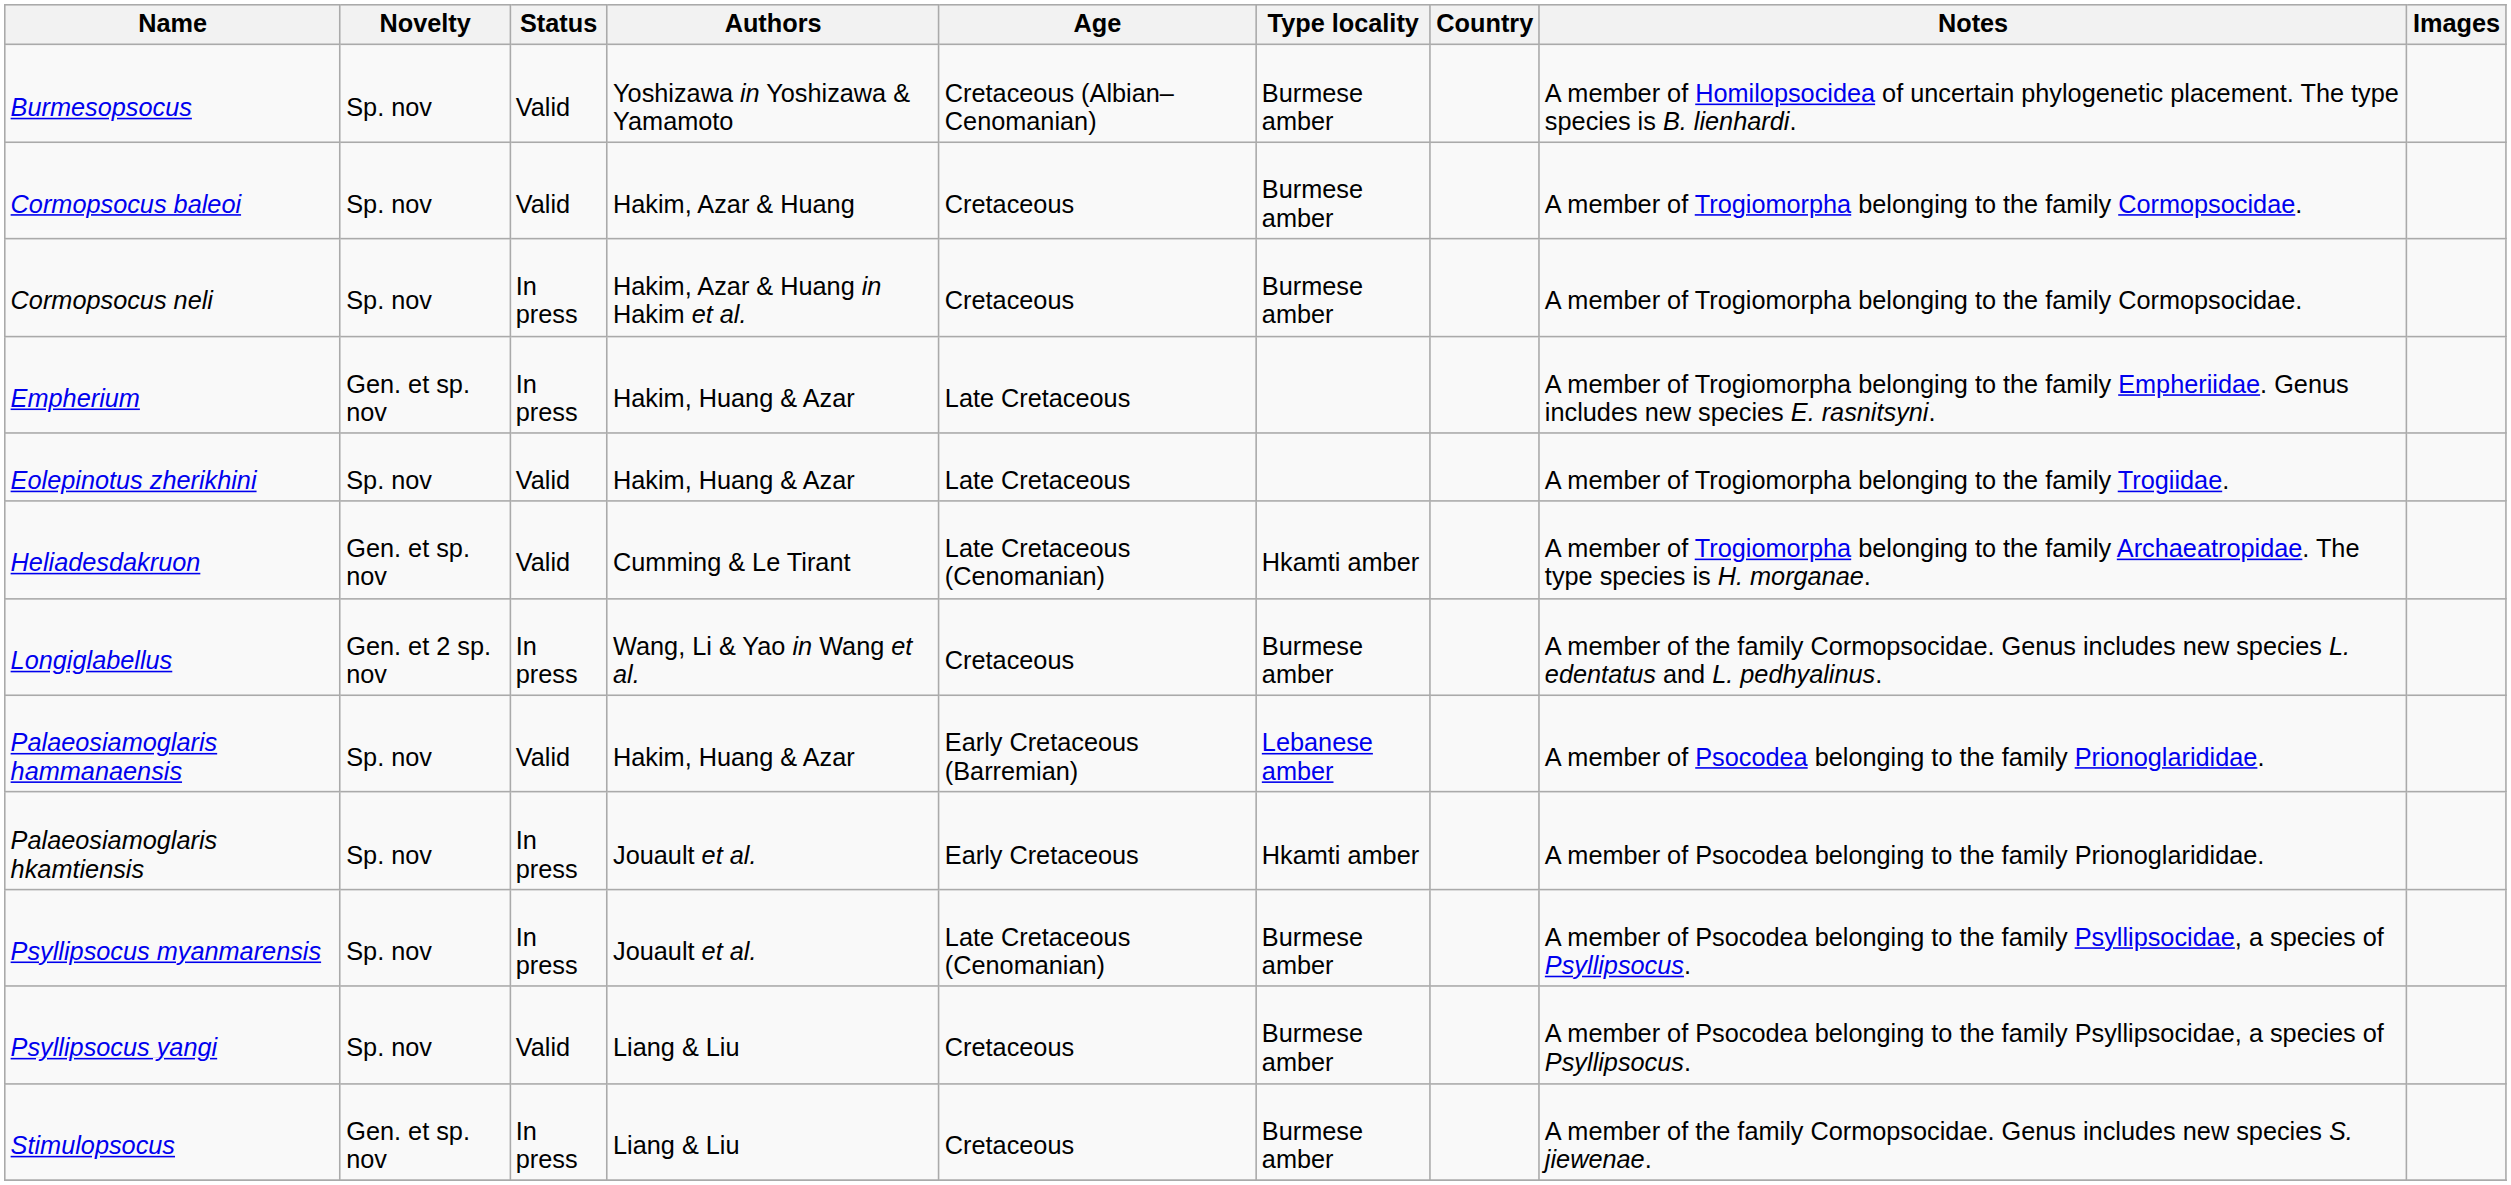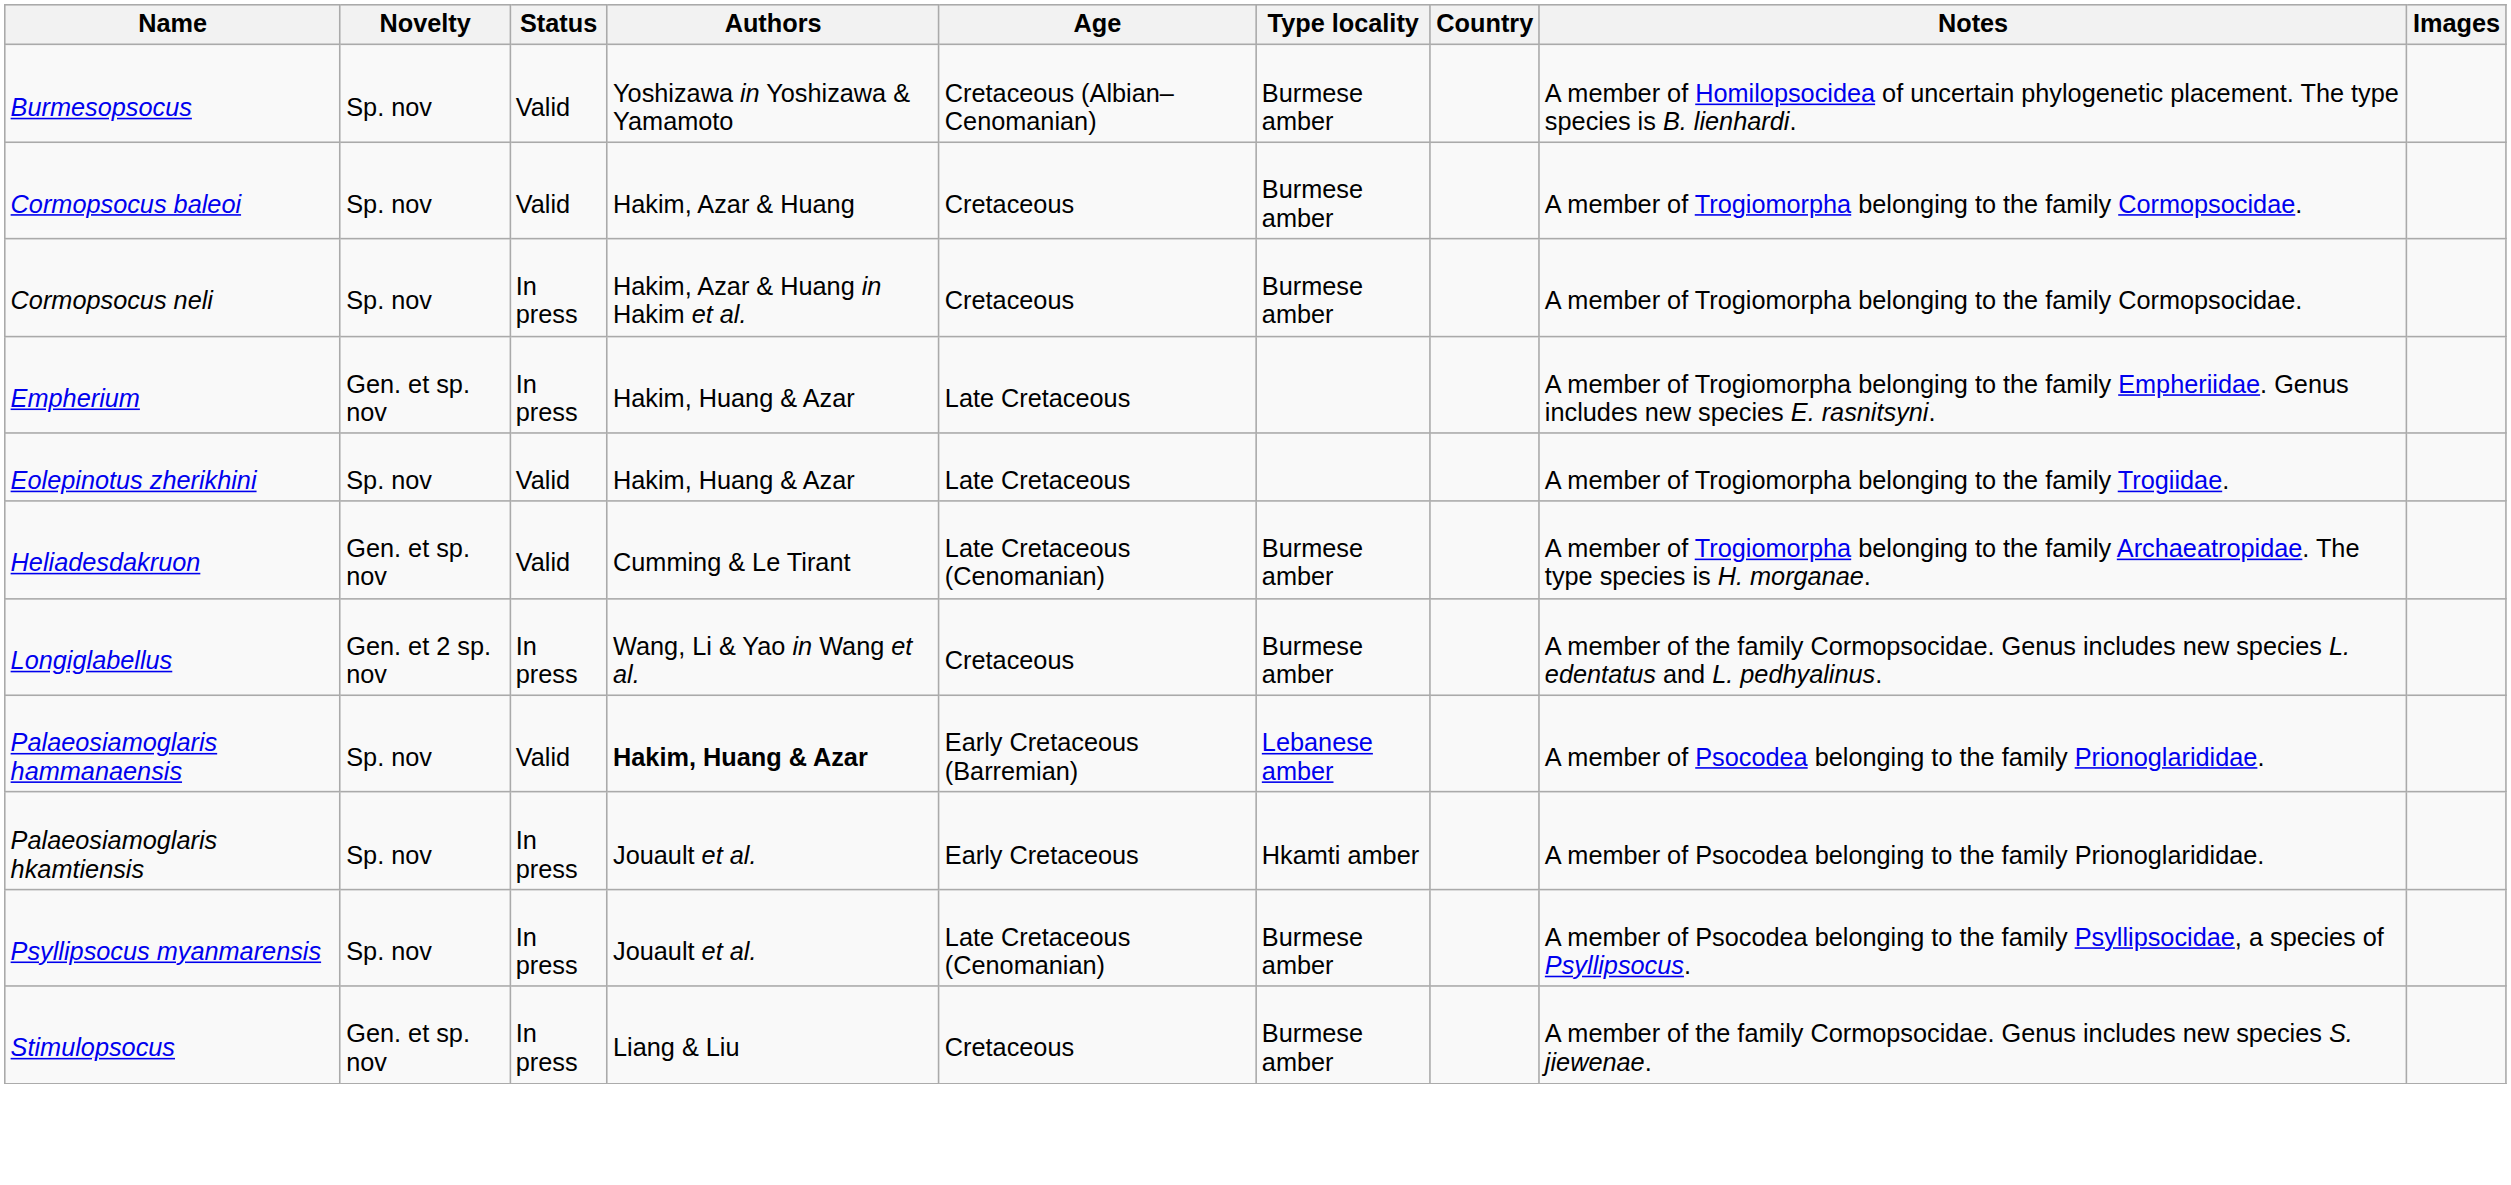(1340, 563) Hkamti amber -> (1312, 563) Burmese amber
(734, 757) normal -> (740, 757) bold
- row: (114, 1048)
